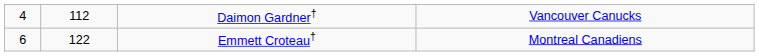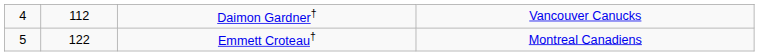(23, 39) 6 -> (23, 39) 5
